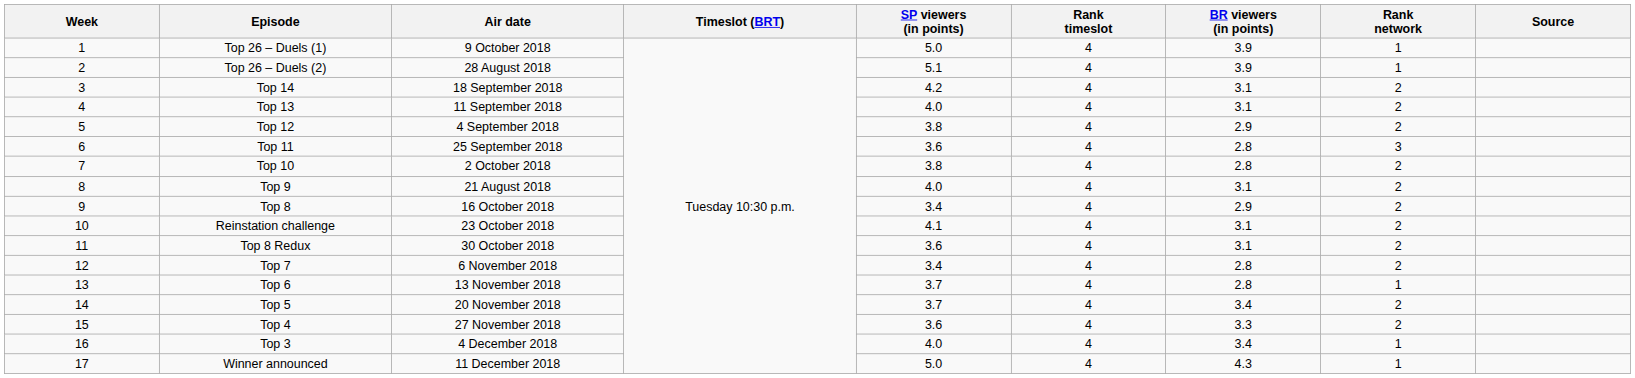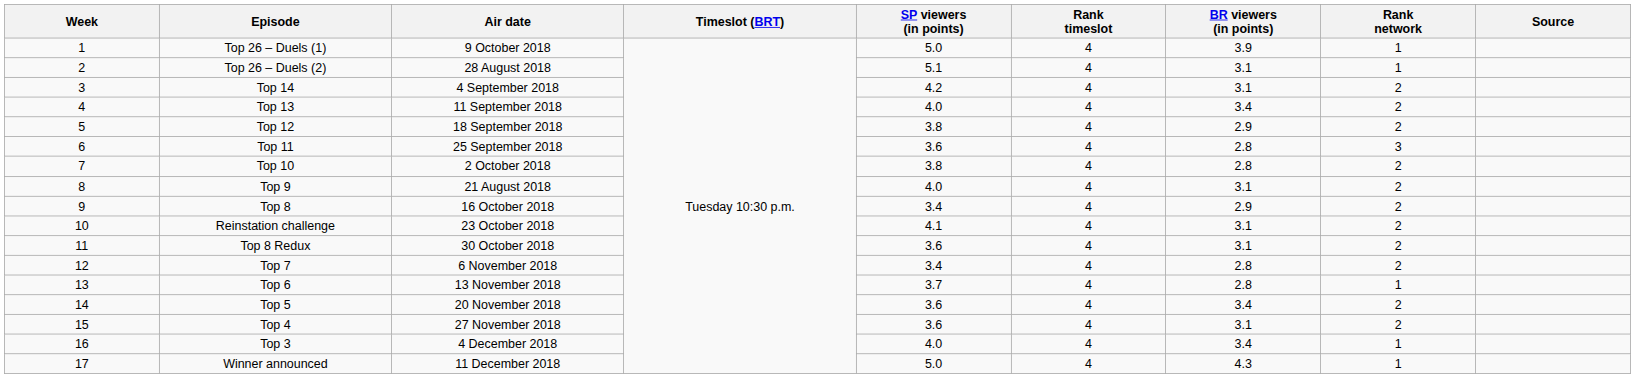(1243, 68) 3.9 -> (1243, 68) 3.1
(508, 88) 18 September 2018 -> (508, 88) 4 September 2018
(1243, 107) 3.1 -> (1243, 107) 3.4
(508, 127) 4 September 2018 -> (508, 127) 18 September 2018
(934, 305) 3.7 -> (934, 305) 3.6
(1243, 324) 3.3 -> (1243, 324) 3.1
